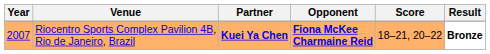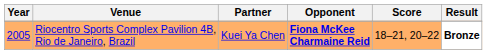(19, 36) 2007 -> (19, 36) 2005
(255, 36) bold -> (253, 36) normal
